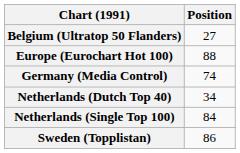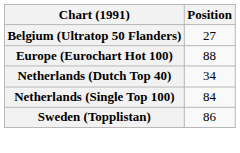- row: (94, 76)
